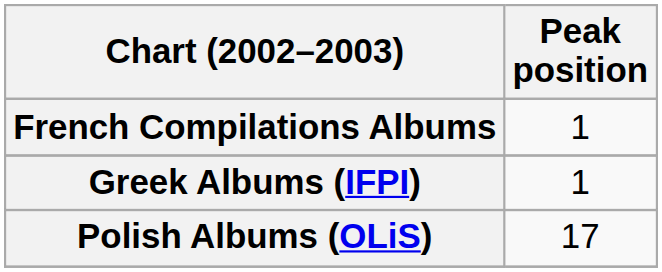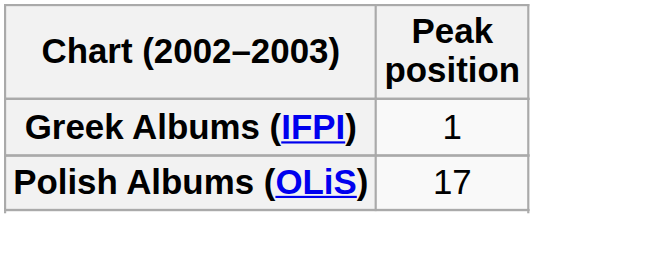- row: (255, 126)
